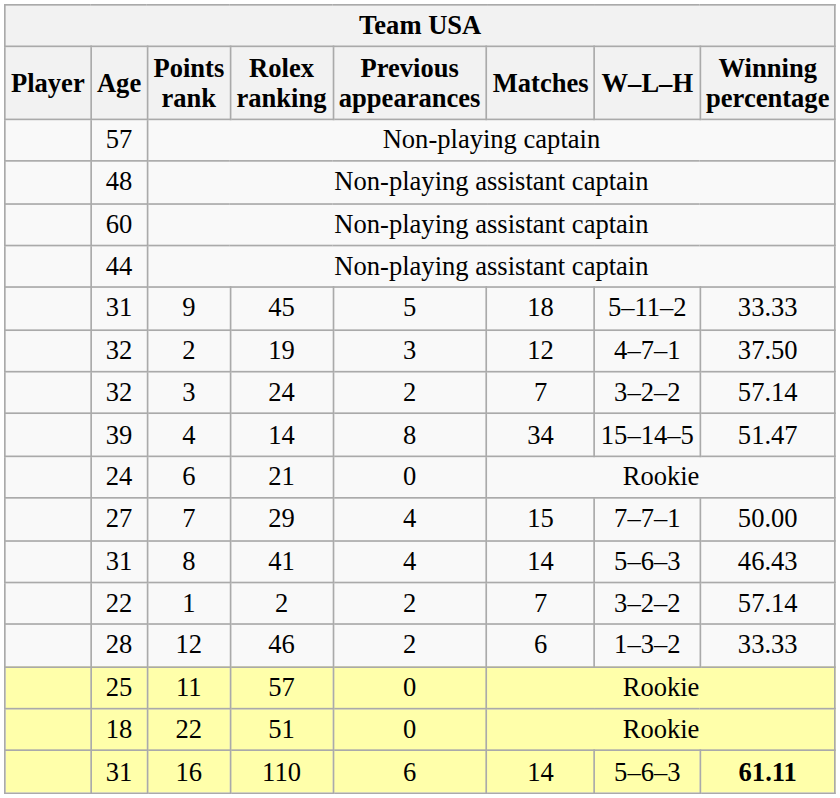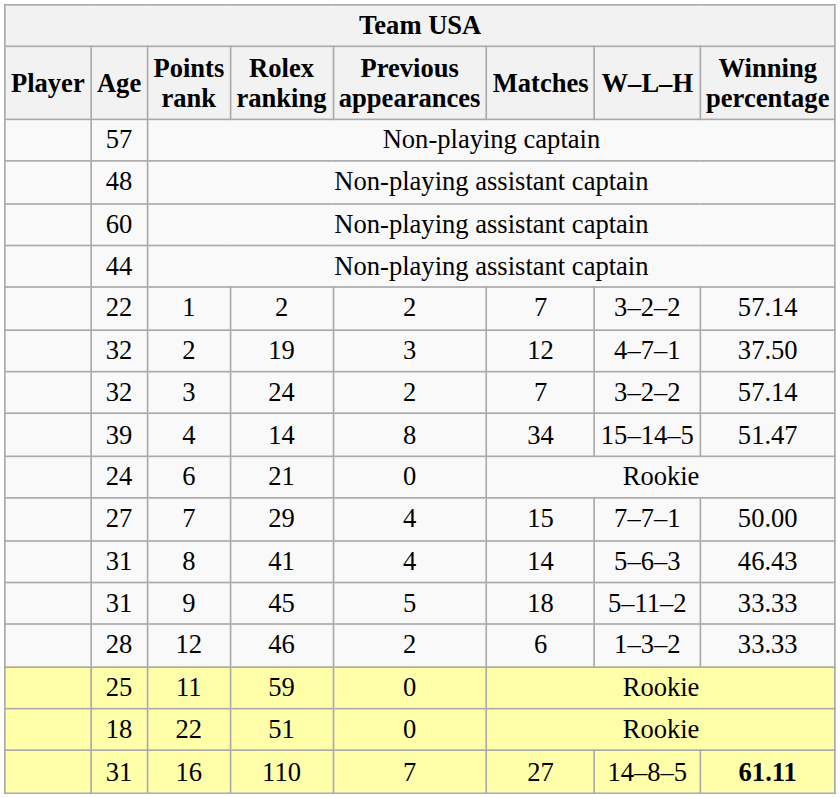rows swapped: (119, 603) <-> (119, 308)
(282, 687) 57 -> (282, 687) 59
(410, 771) 6 -> (410, 771) 7
(541, 771) 14 -> (541, 771) 27
(647, 771) 5–6–3 -> (647, 771) 14–8–5
